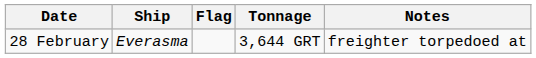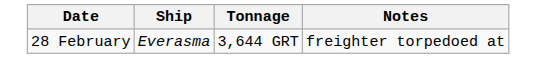- column: (214, 17)
